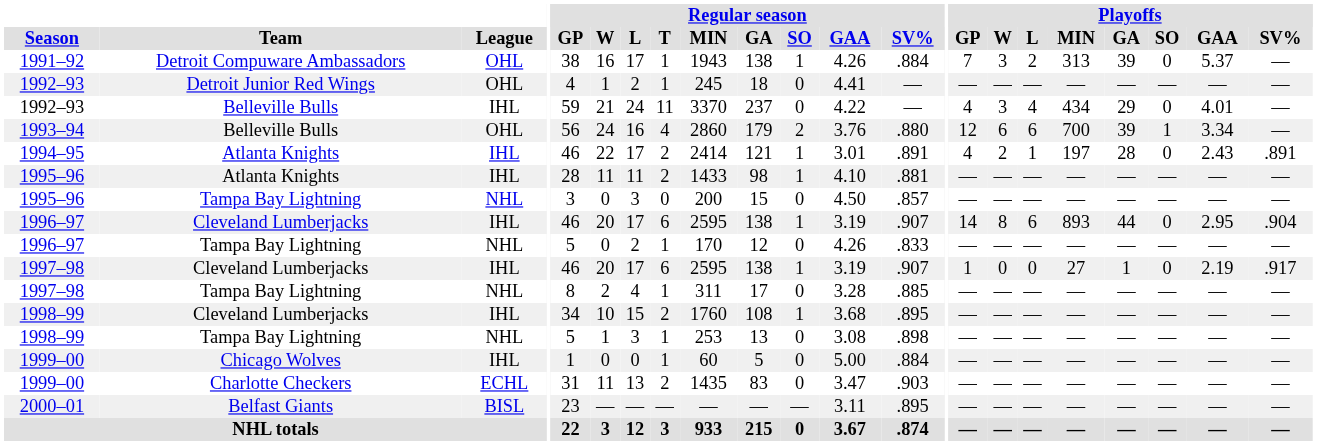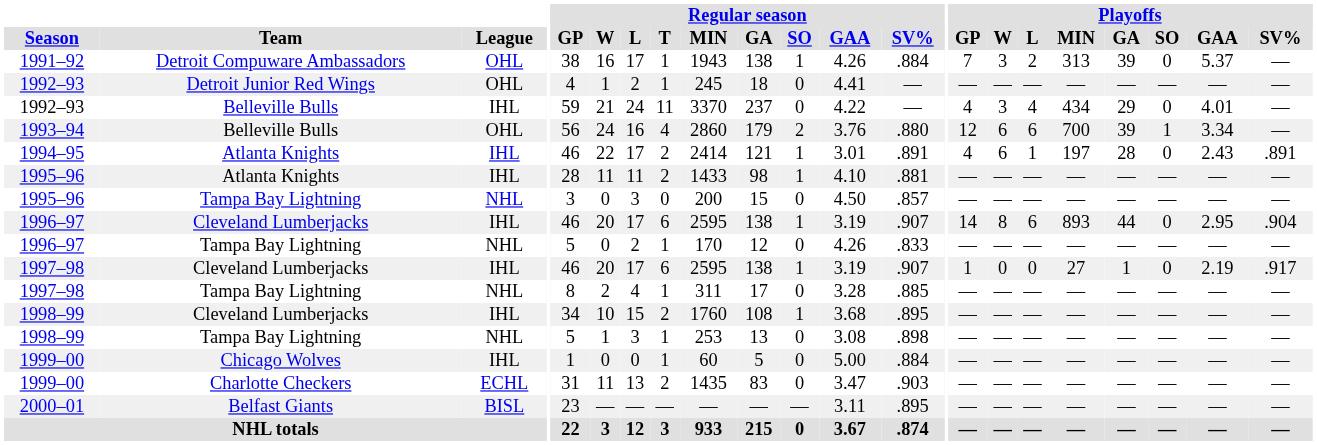(1003, 153) 2 -> (1003, 153) 6
